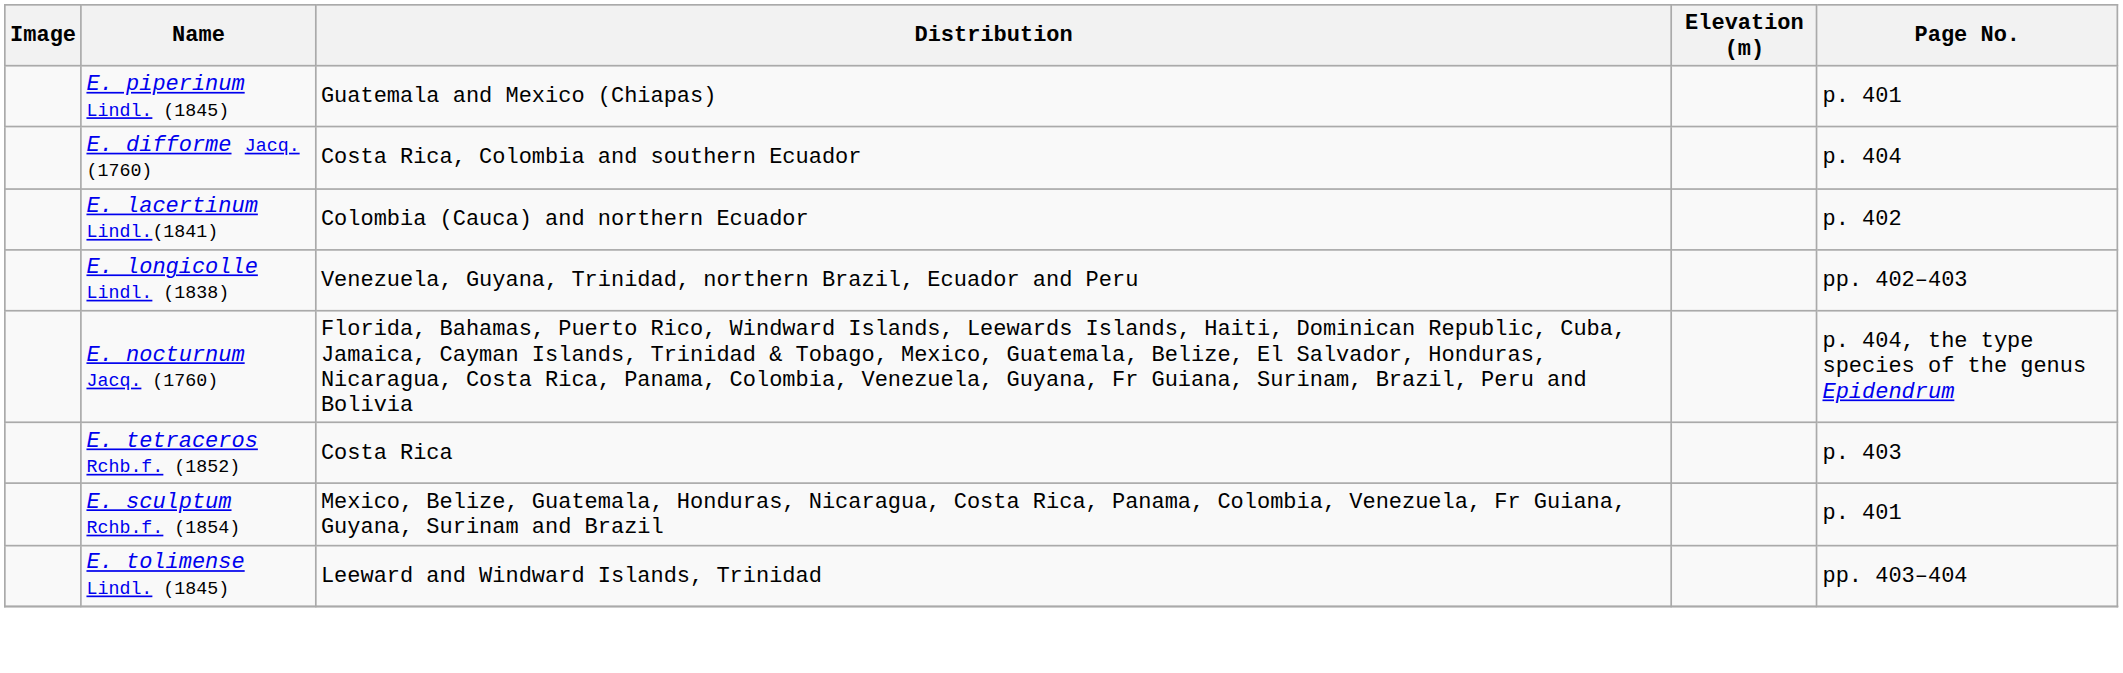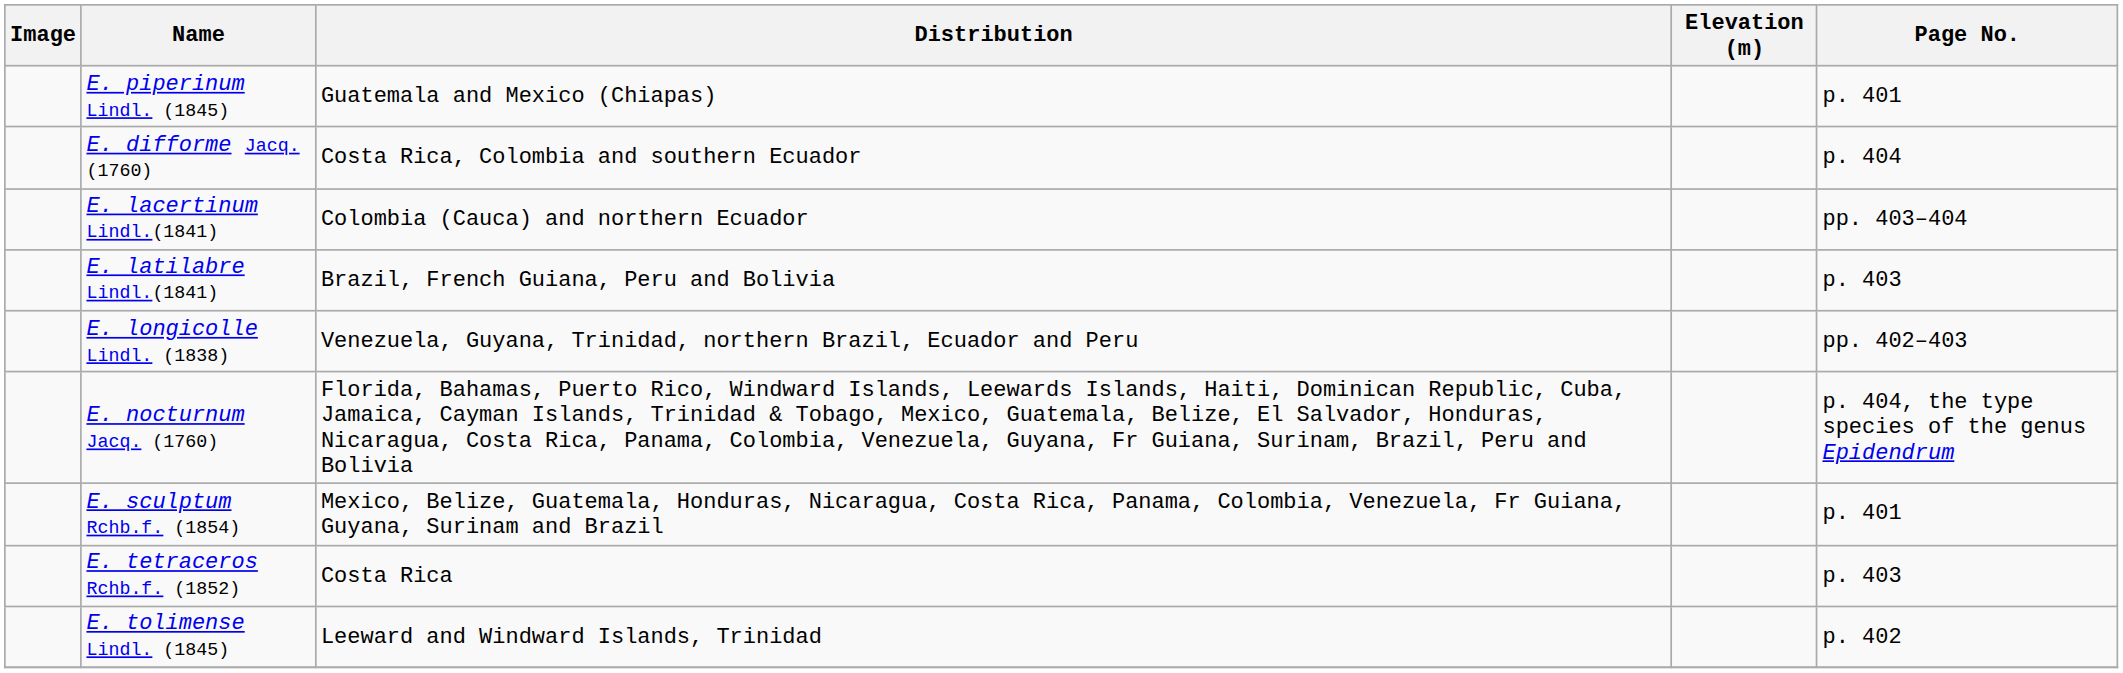(1862, 219) p. 402 -> (1895, 219) pp. 403–404
+ row: (166, 279)
rows swapped: (163, 513) <-> (172, 452)
(1895, 575) pp. 403–404 -> (1862, 637) p. 402
